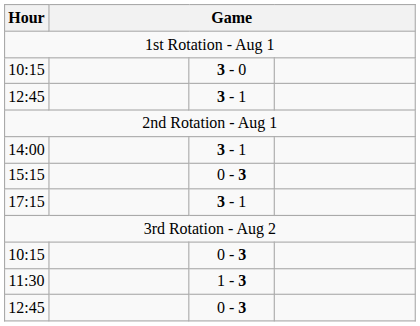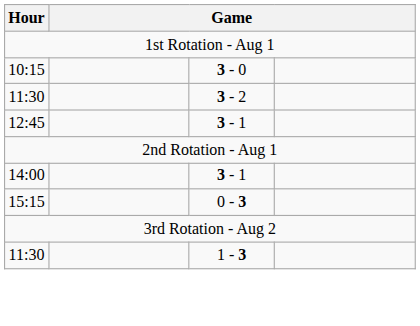+ row: (26, 97)
- row: (26, 202)
- row: (26, 255)
- row: (26, 308)
